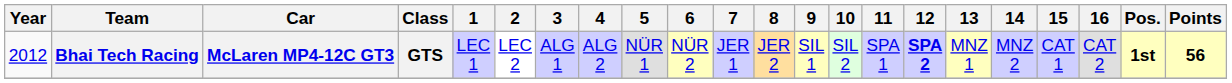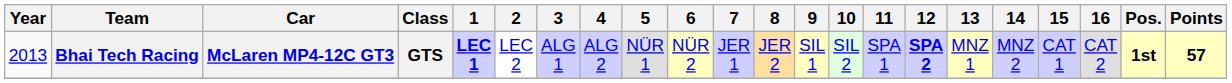(28, 55) 2012 -> (28, 55) 2013
(473, 55) normal -> (474, 55) bold
(1195, 55) 56 -> (1196, 55) 57
